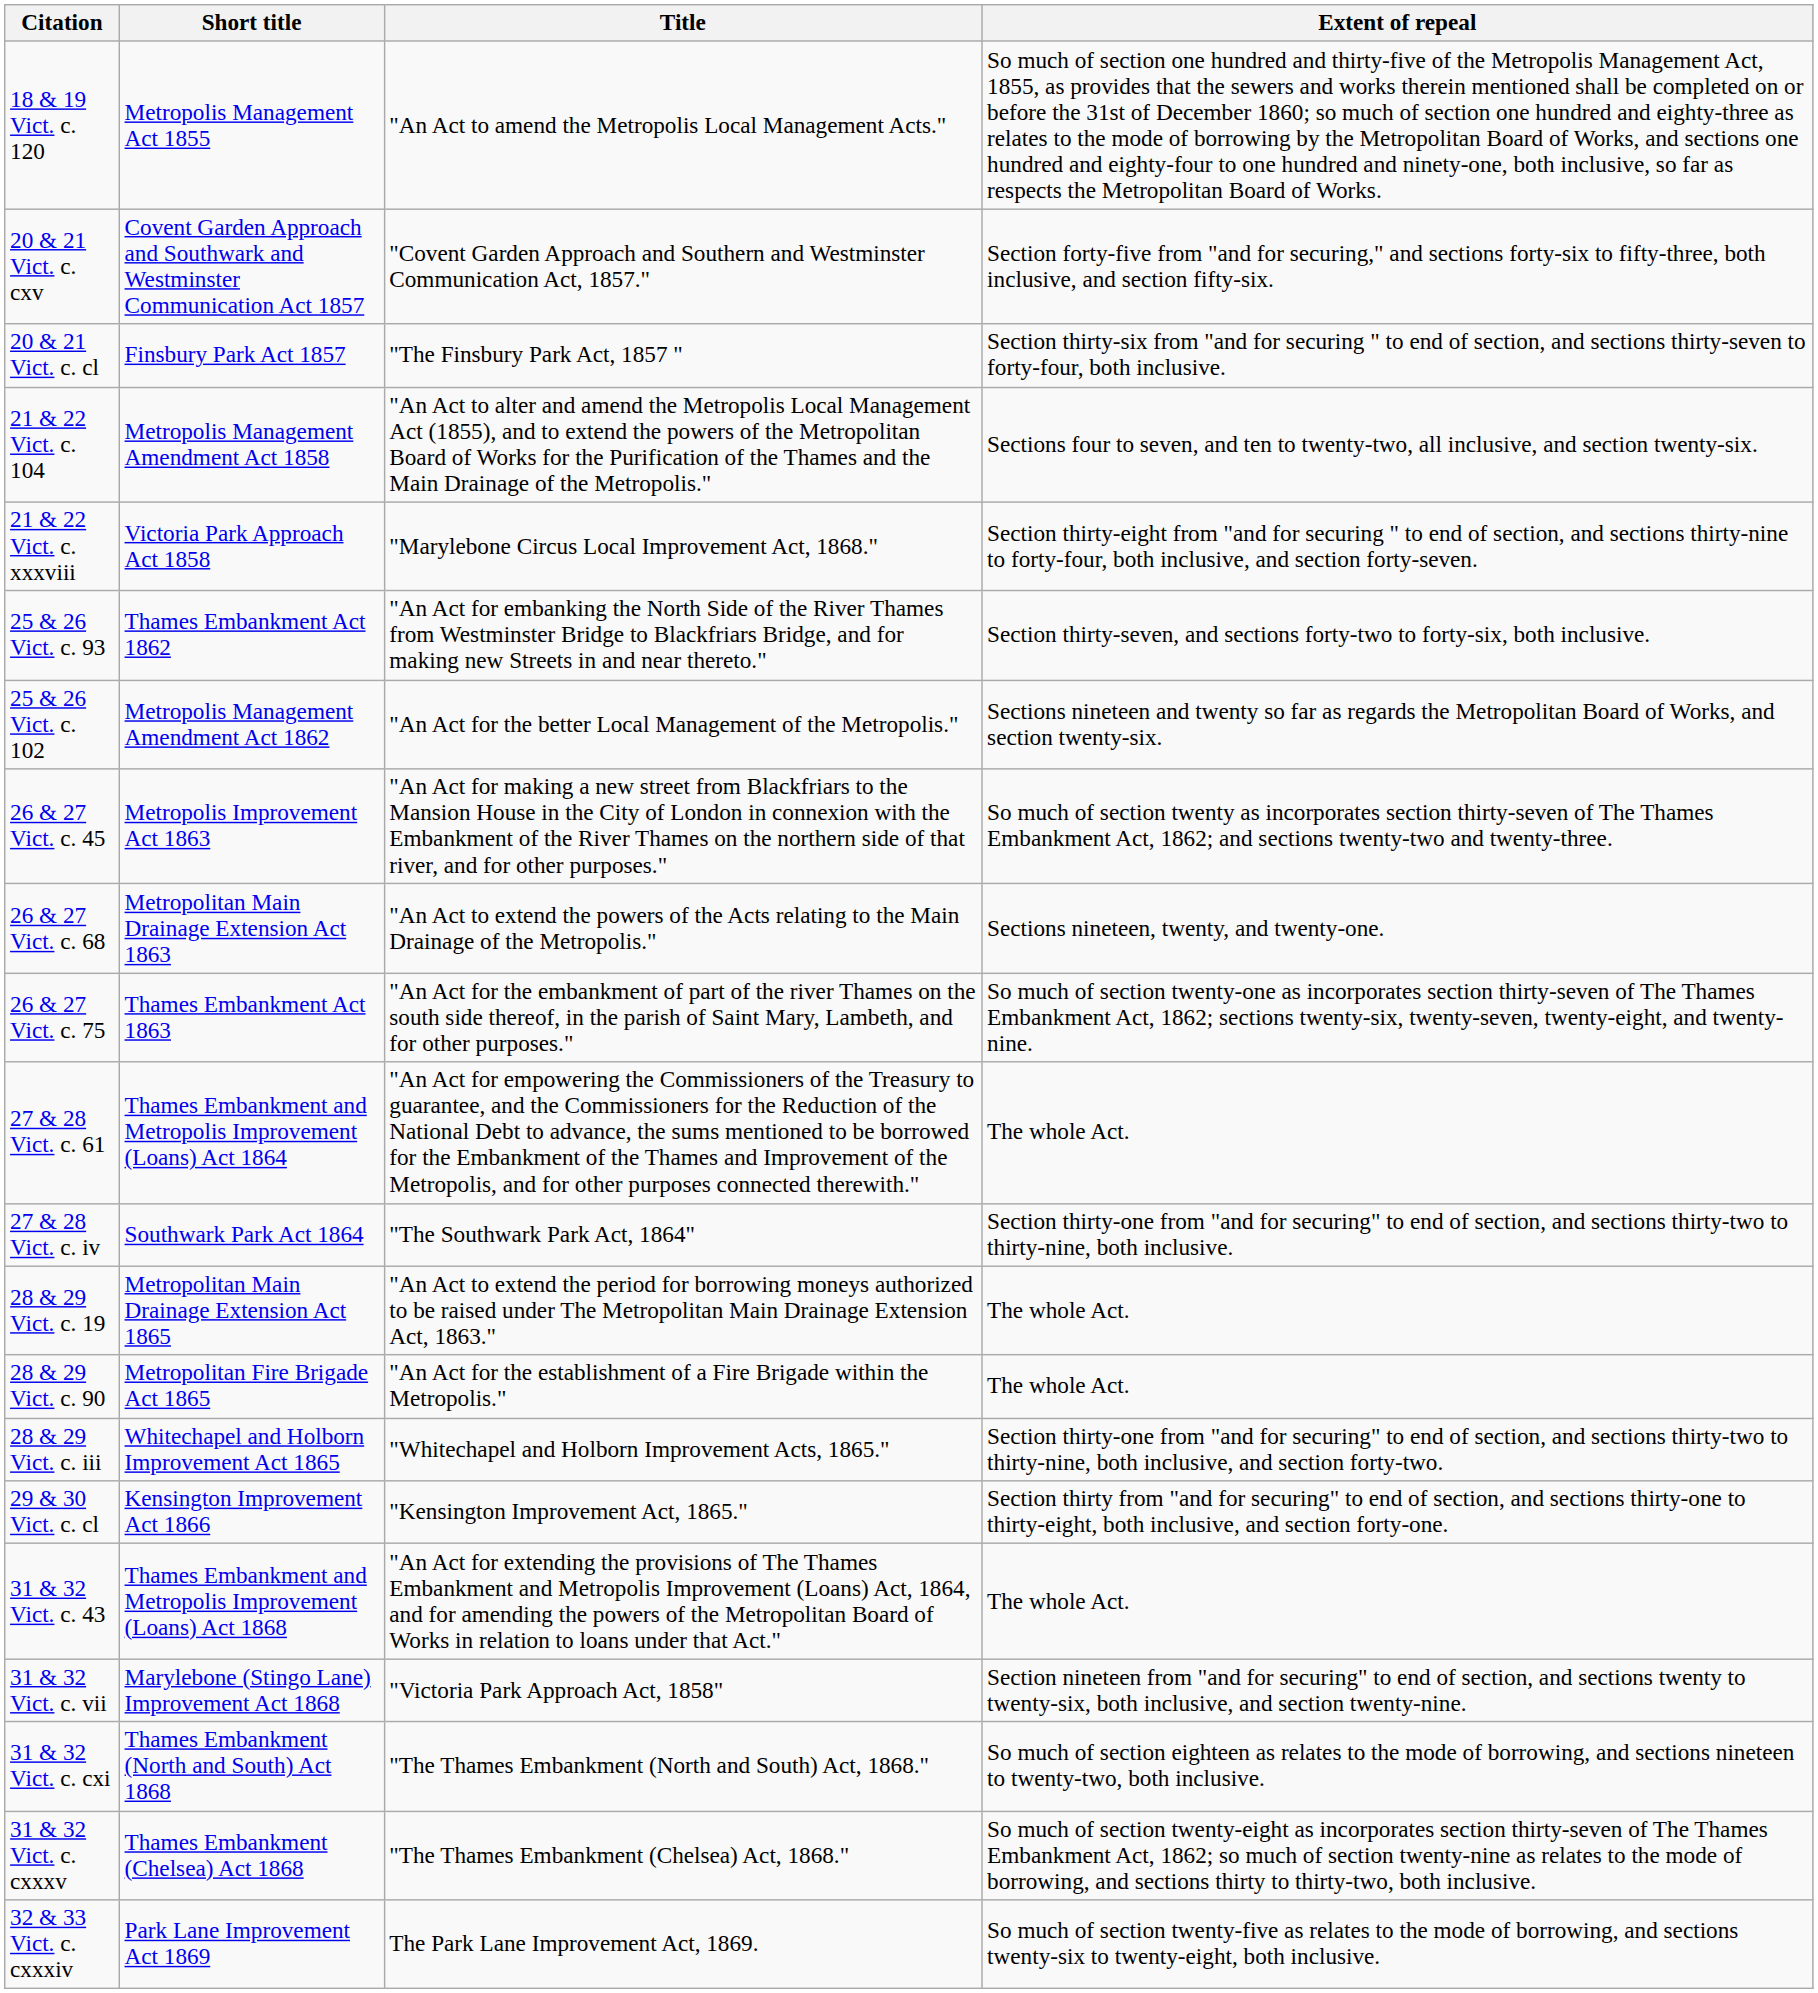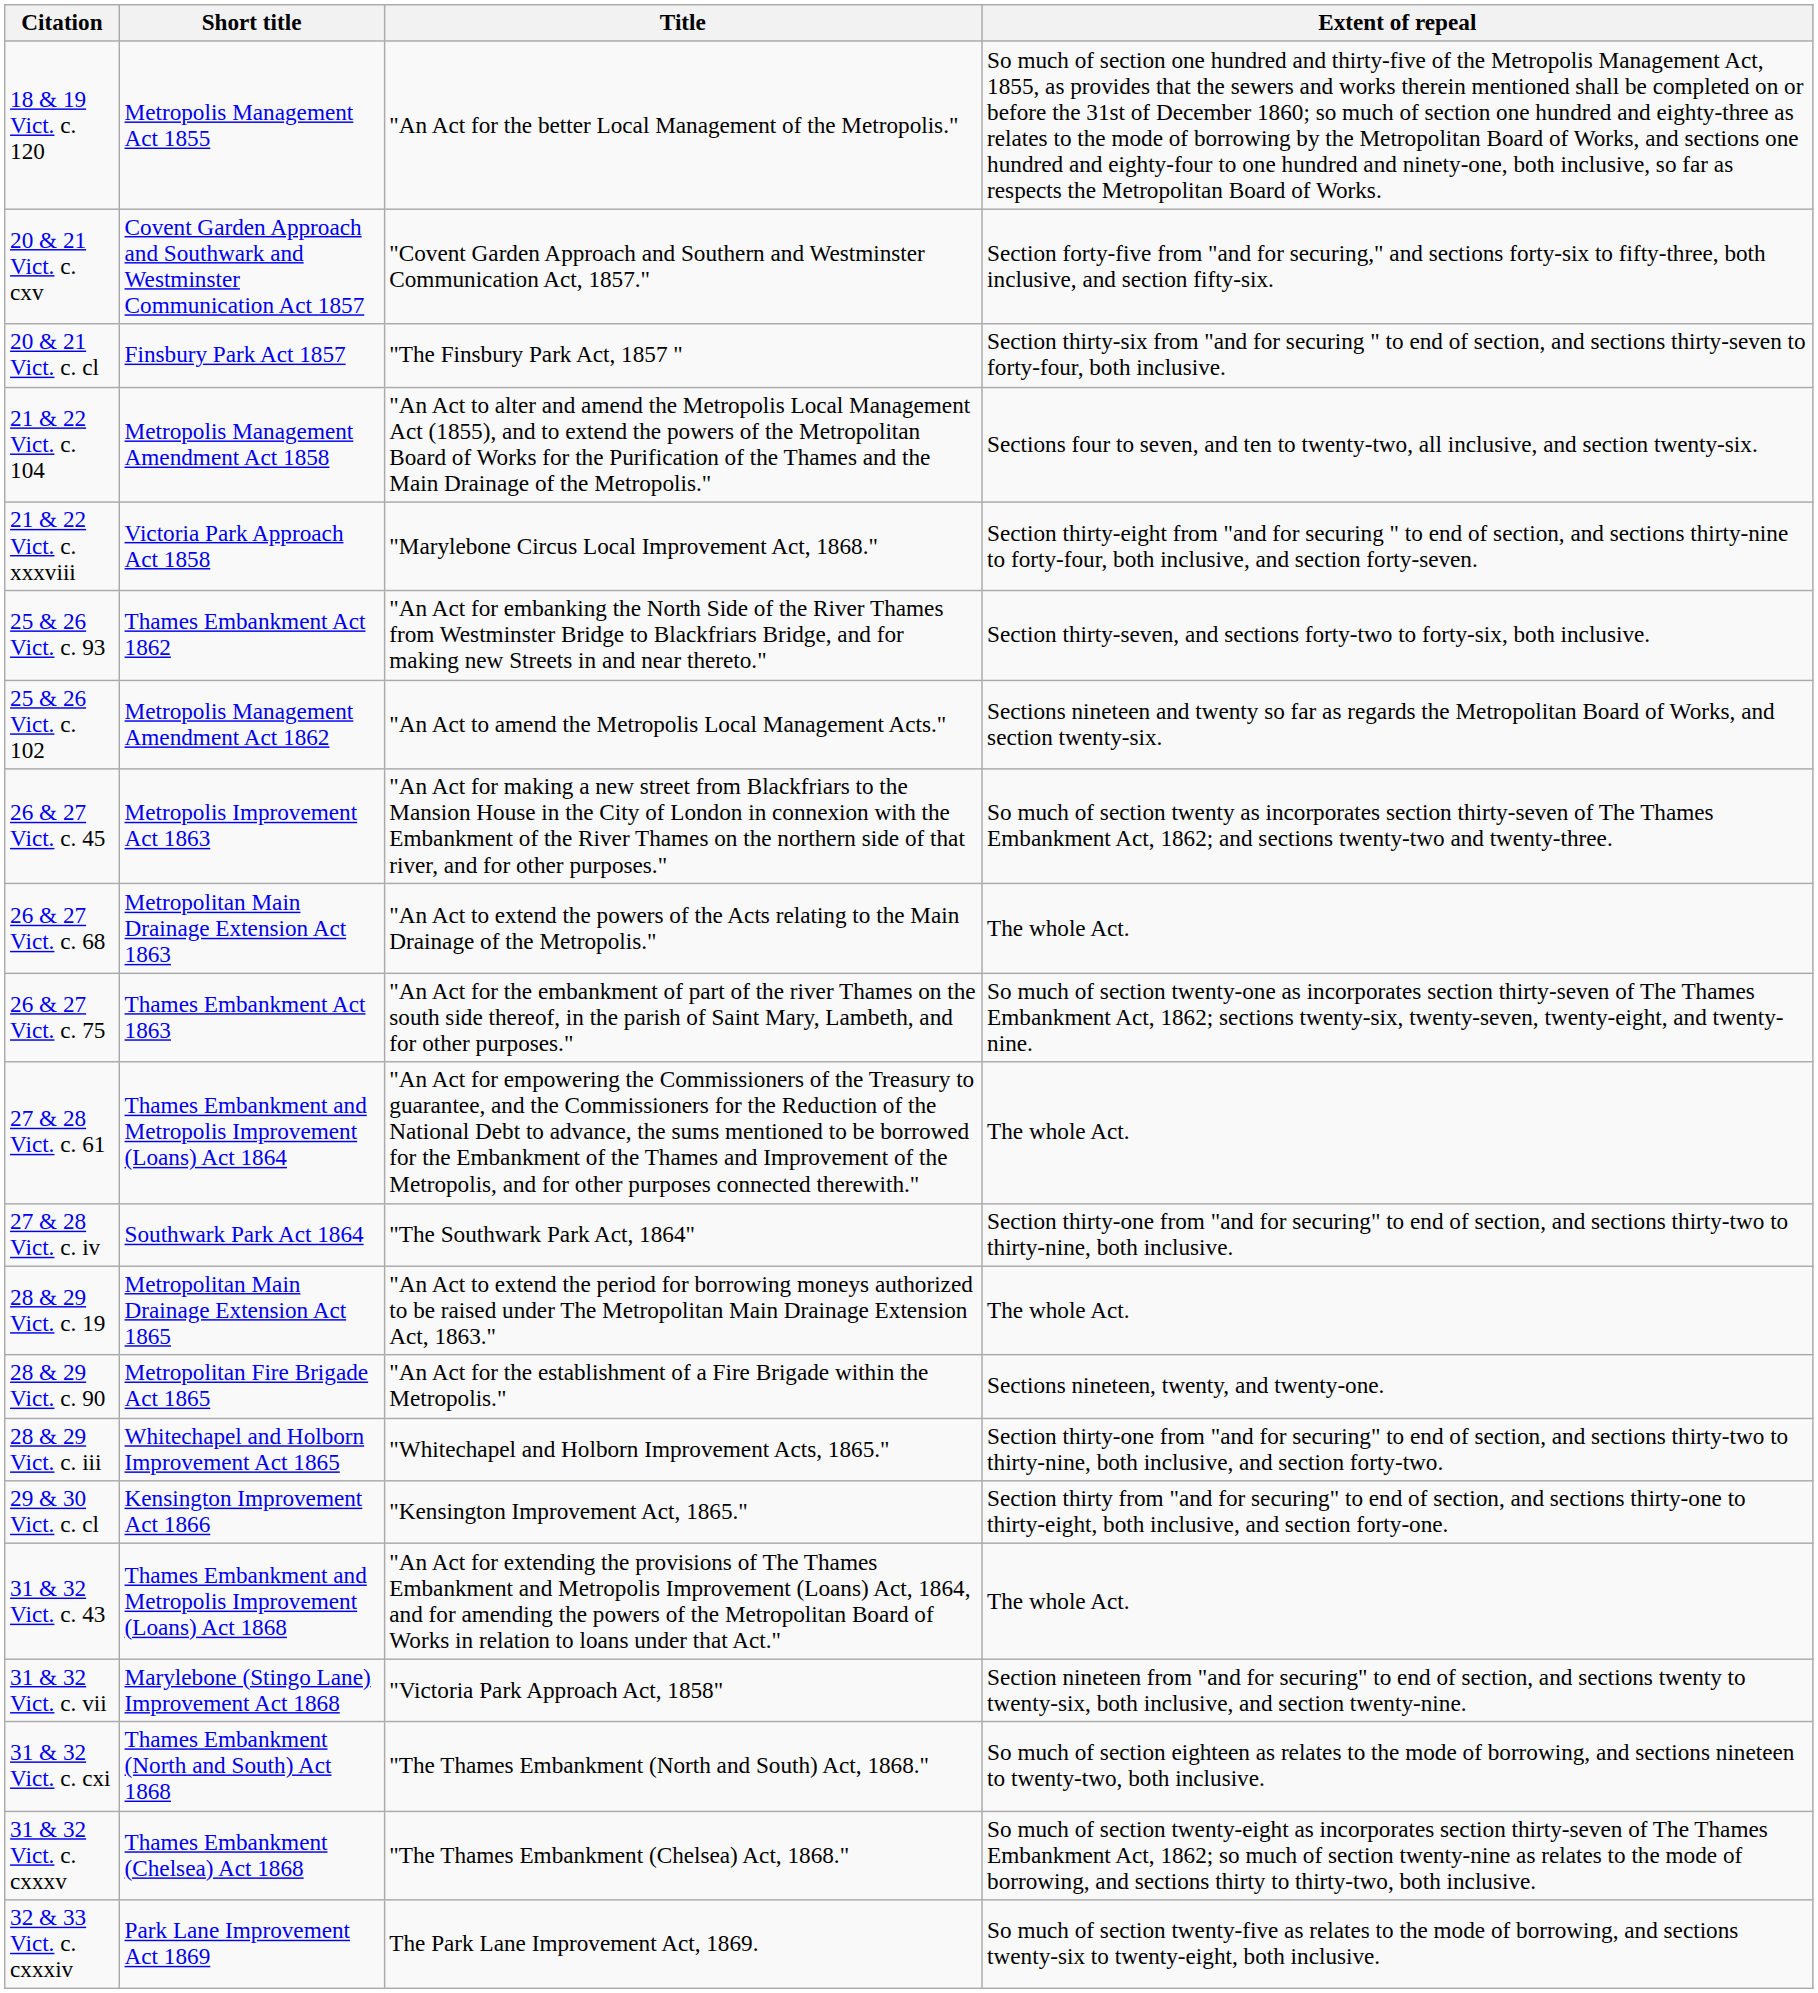(668, 124) "An Act to amend the Metropolis Local Management Acts." -> (674, 124) "An Act for the better Local Management of the Metropolis."
(674, 724) "An Act for the better Local Management of the Metropolis." -> (668, 724) "An Act to amend the Metropolis Local Management Acts."
(1186, 928) Sections nineteen, twenty, and twenty-one. -> (1058, 928) The whole Act.
(1058, 1386) The whole Act. -> (1186, 1386) Sections nineteen, twenty, and twenty-one.
